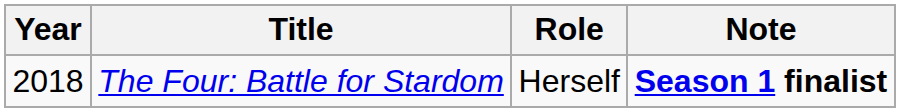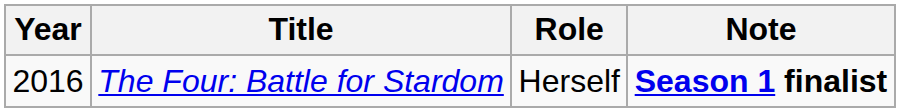(48, 80) 2018 -> (48, 80) 2016
